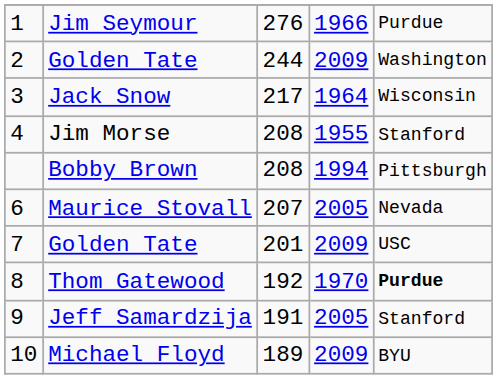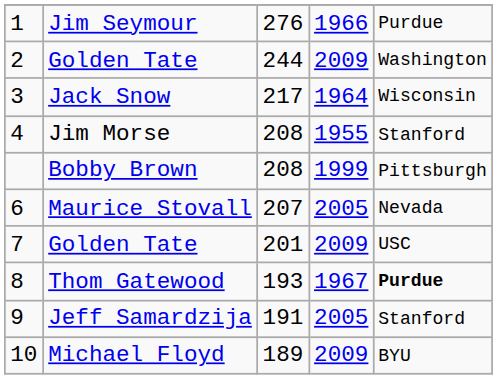(341, 171) 1994 -> (341, 171) 1999
(283, 281) 192 -> (283, 281) 193
(341, 281) 1970 -> (341, 281) 1967
